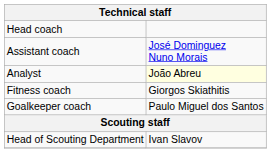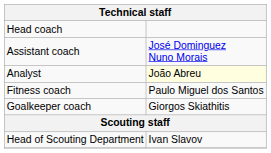(189, 90) Giorgos Skiathitis -> (206, 90) Paulo Miguel dos Santos
(206, 106) Paulo Miguel dos Santos -> (189, 106) Giorgos Skiathitis
